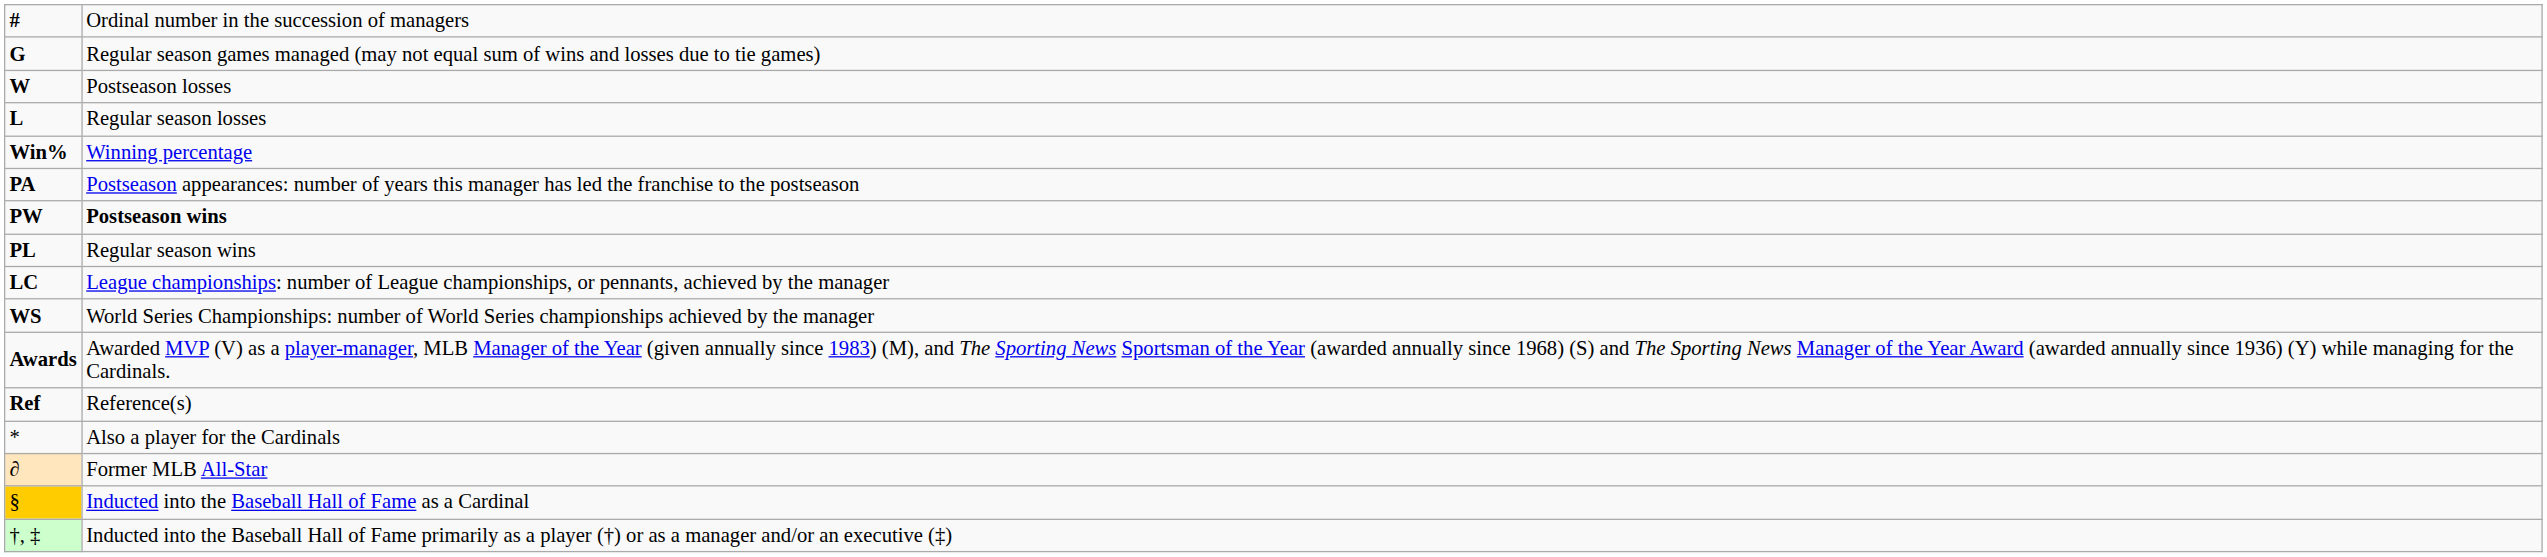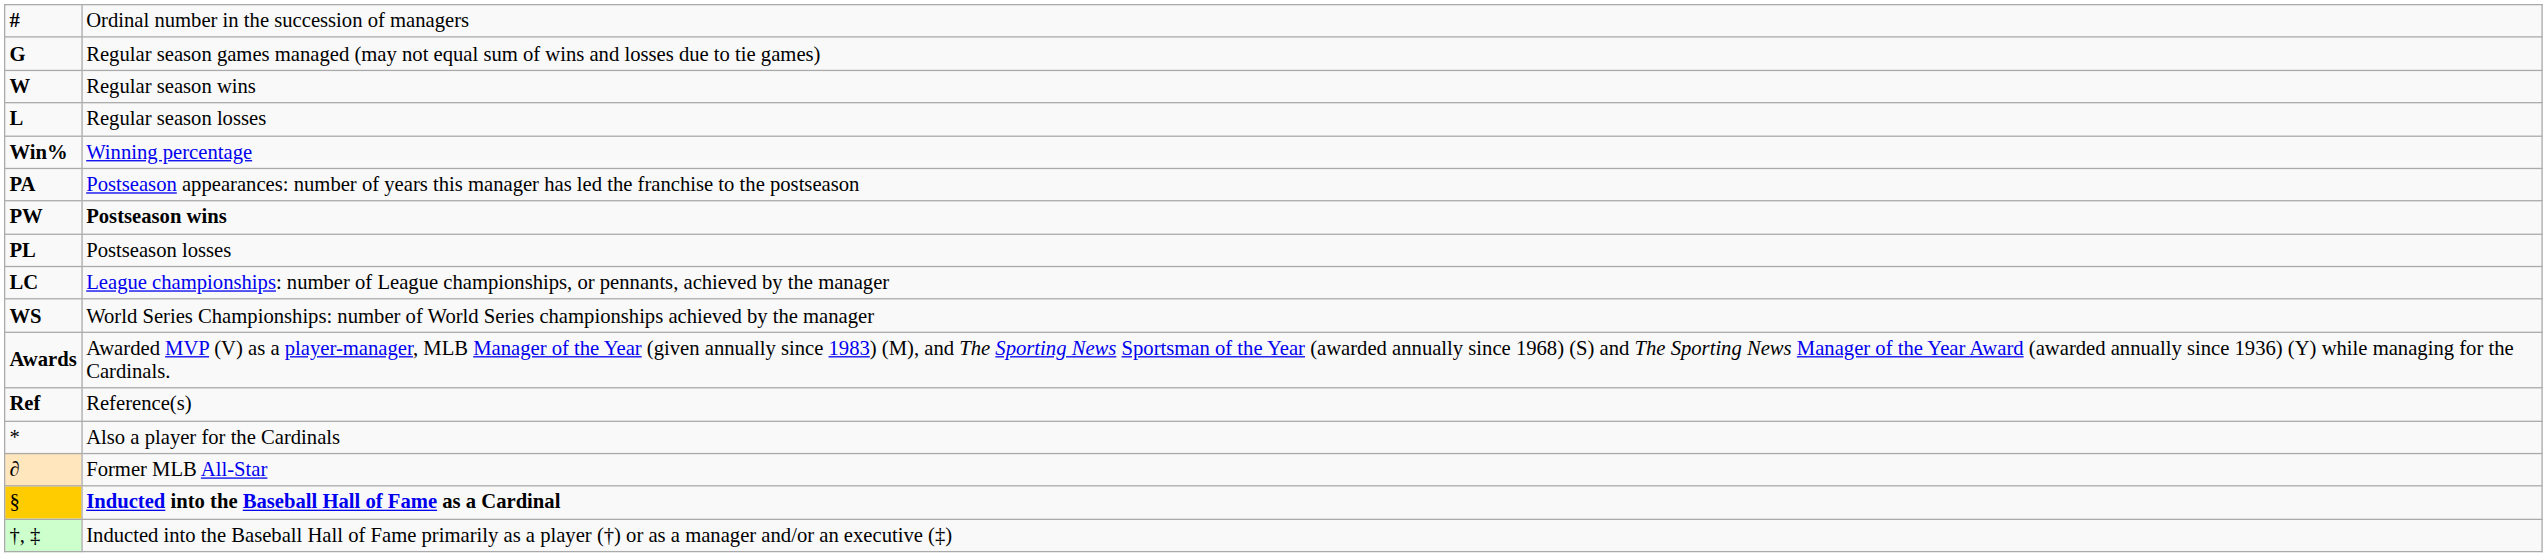(159, 86) Postseason losses -> (171, 86) Regular season wins
(171, 250) Regular season wins -> (159, 250) Postseason losses
(308, 502) normal -> (323, 502) bold
